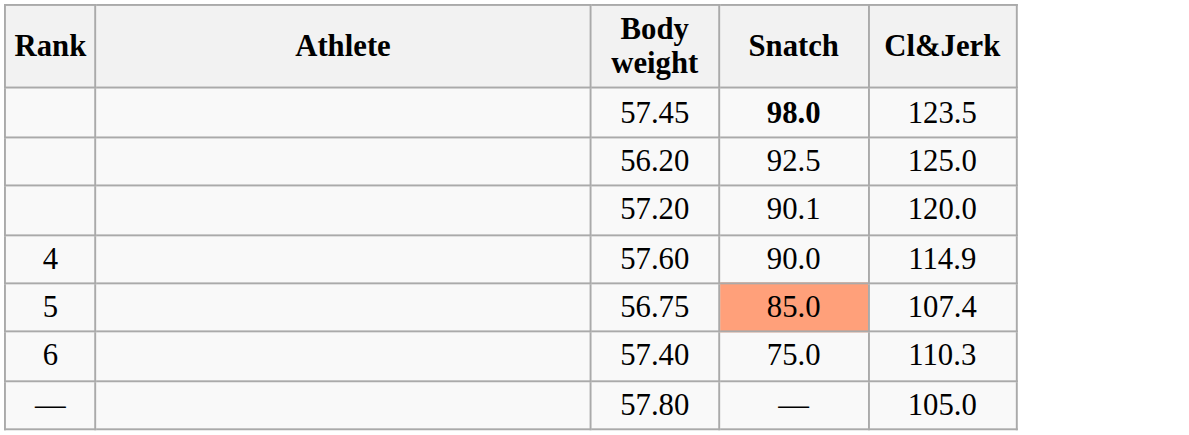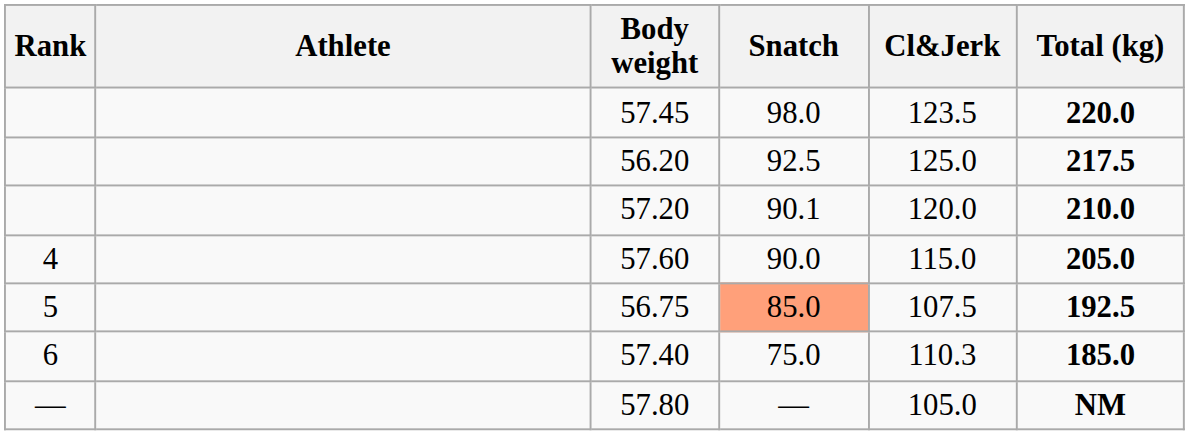+ column: (1100, 46)
(794, 112) bold -> (794, 112) normal
(942, 258) 114.9 -> (942, 258) 115.0
(942, 307) 107.4 -> (942, 307) 107.5
